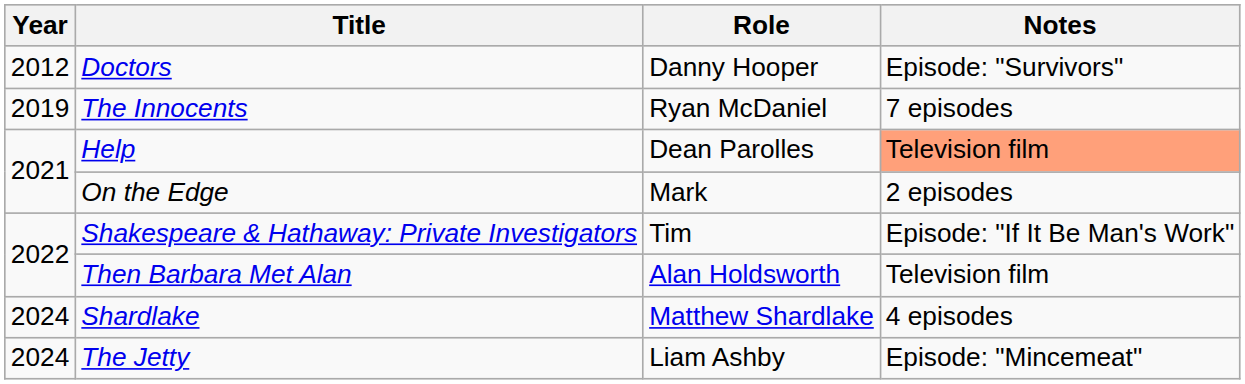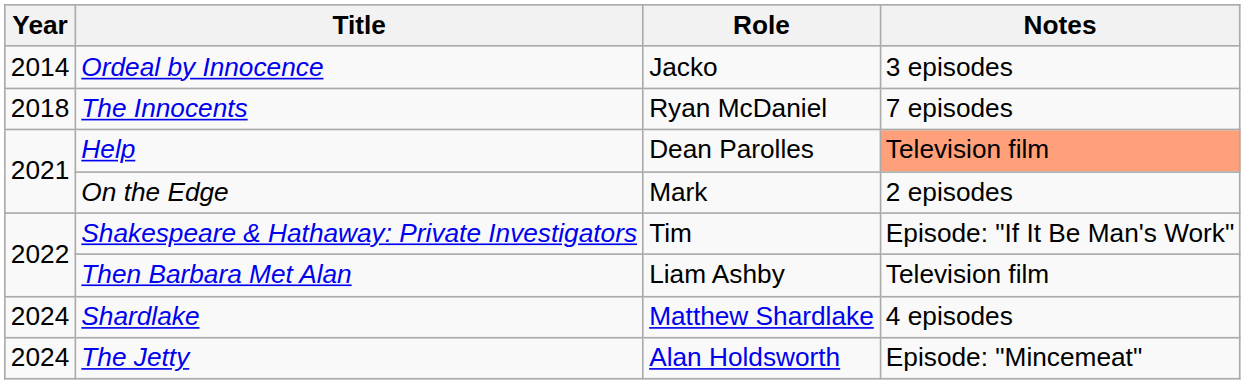- row: (127, 66)
+ row: (202, 66)
(40, 108) 2019 -> (40, 108) 2018
(745, 274) Alan Holdsworth -> (717, 274) Liam Ashby
(717, 358) Liam Ashby -> (745, 358) Alan Holdsworth
